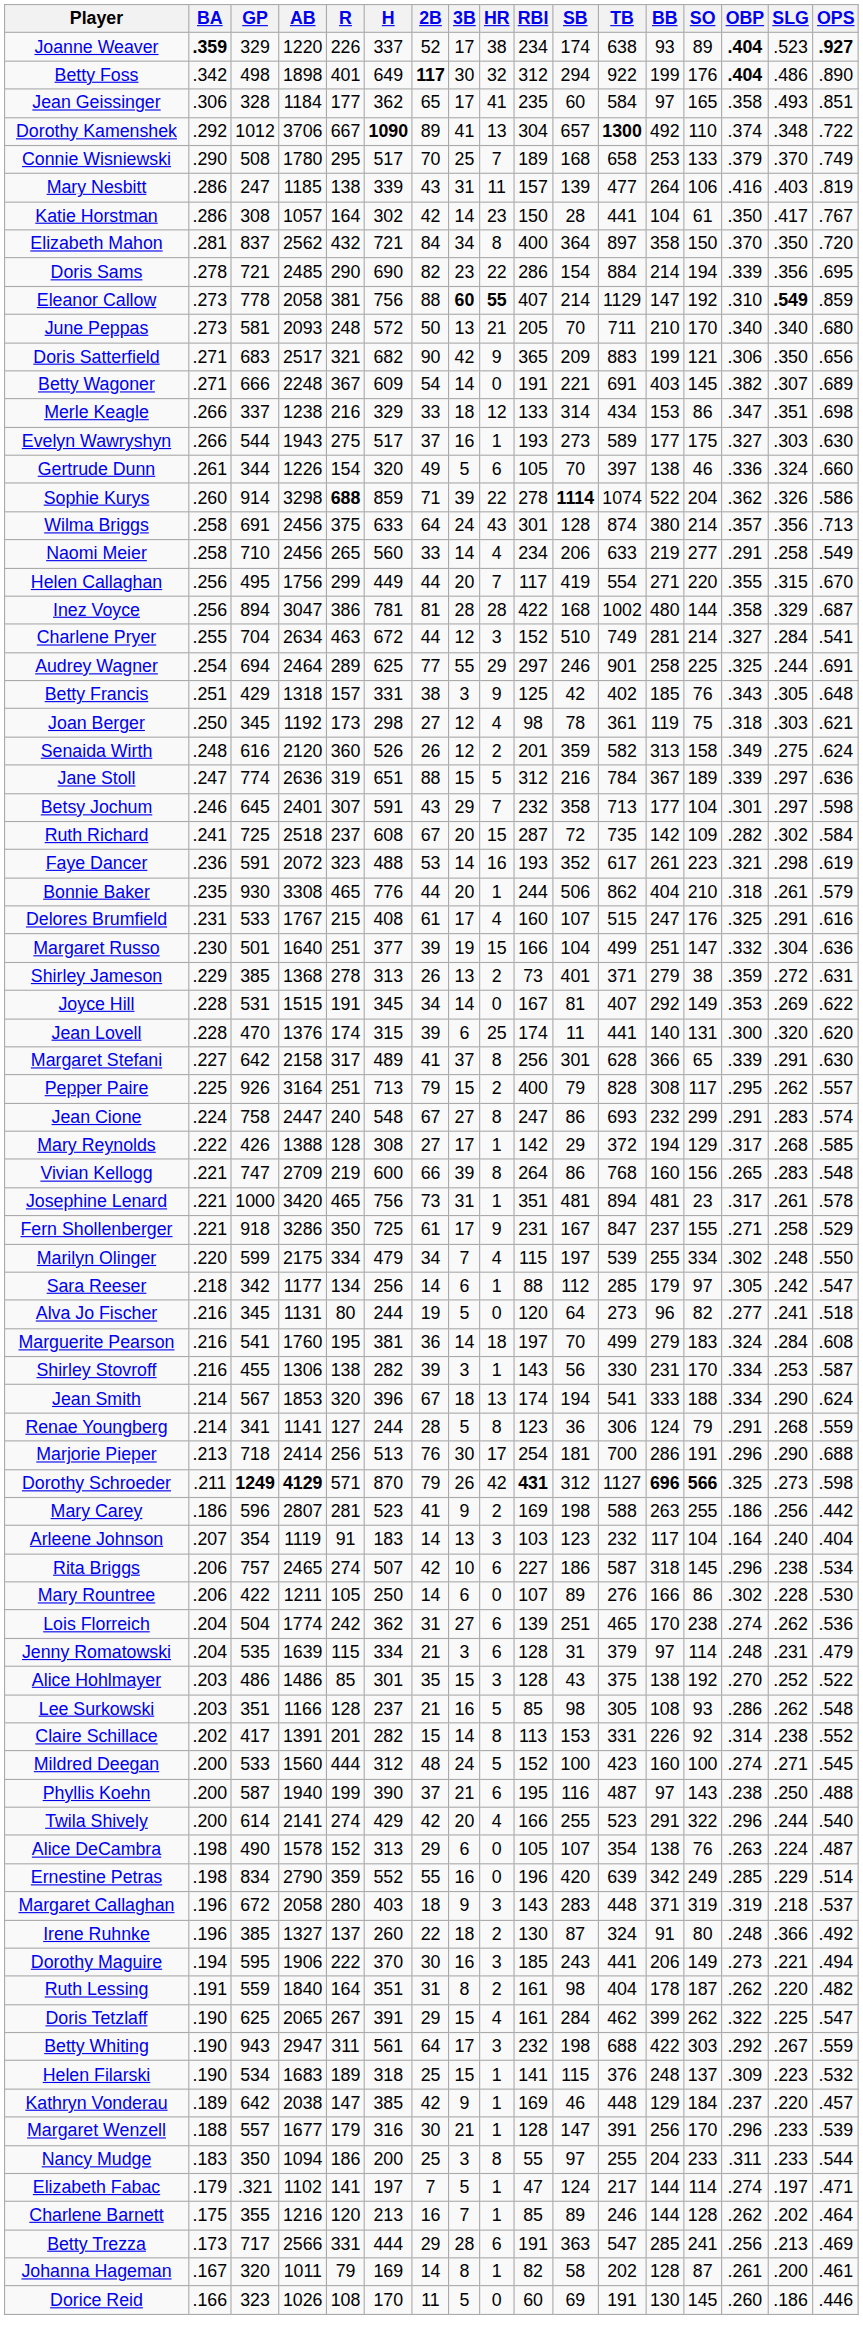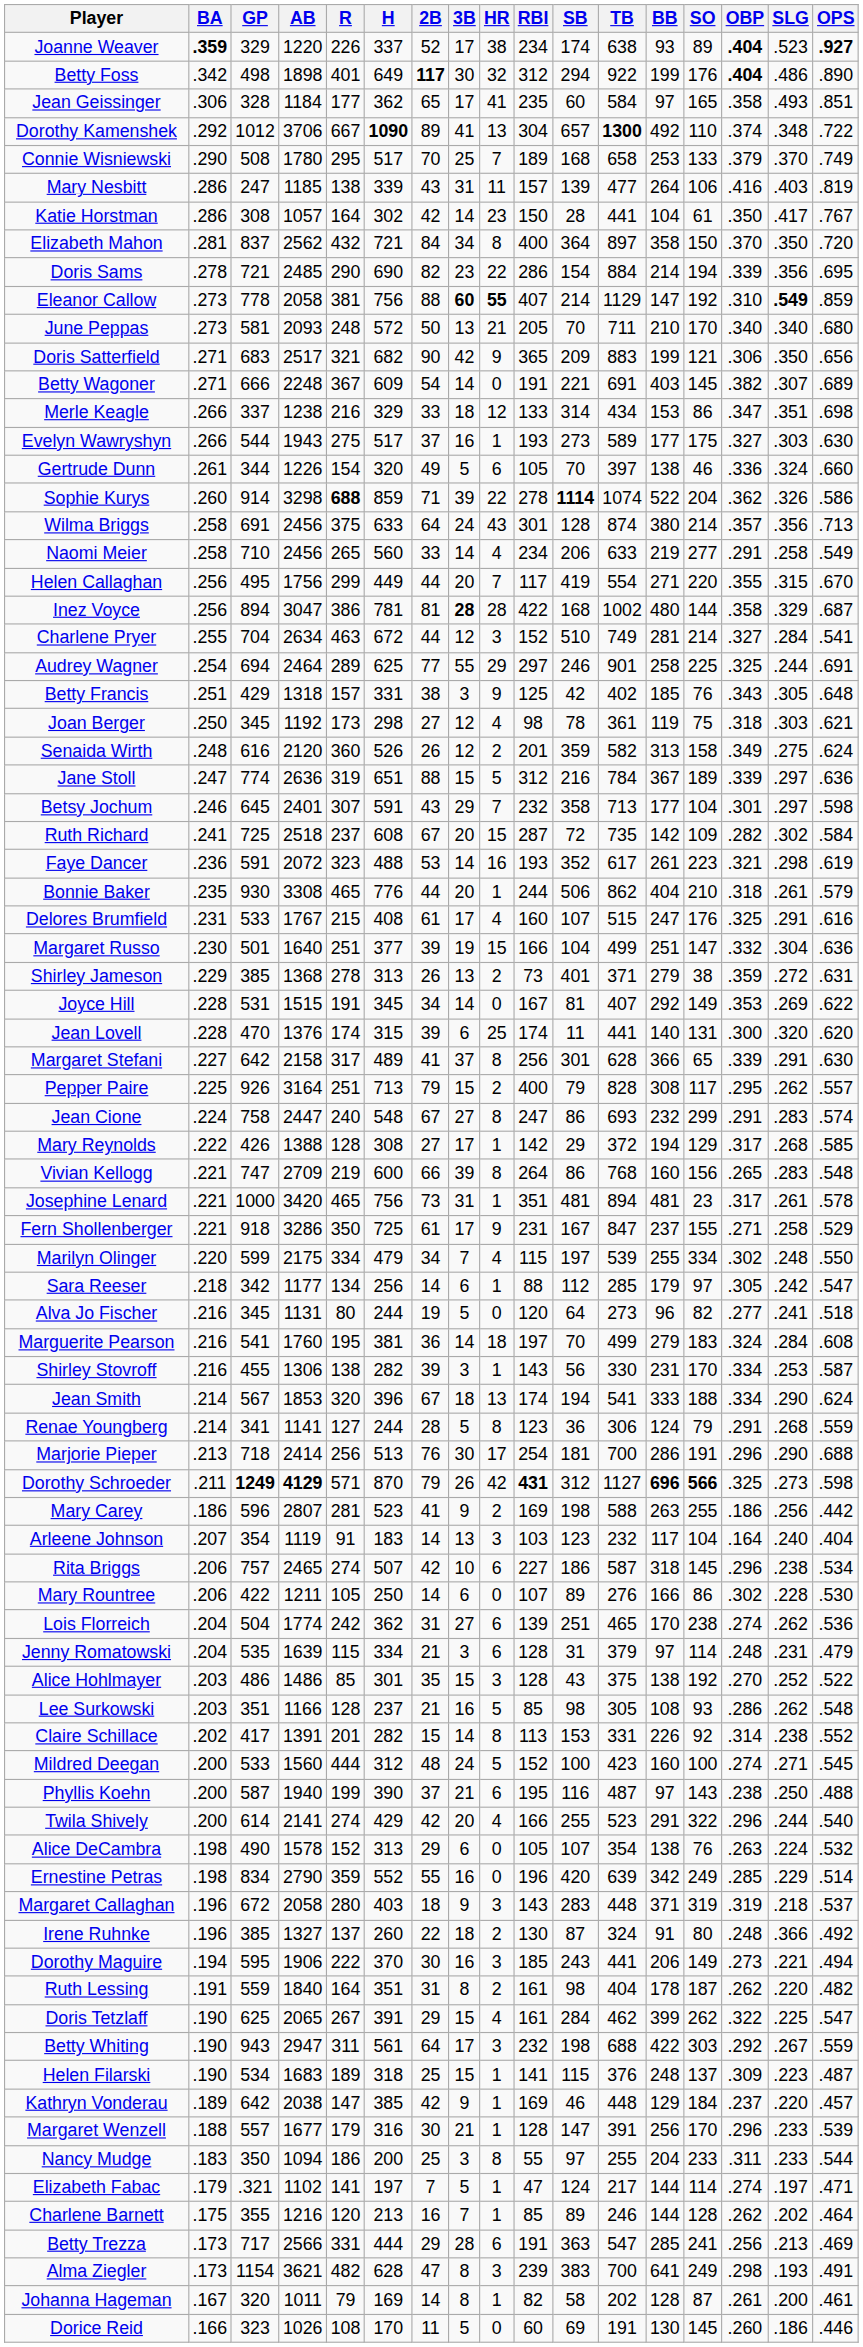(464, 610) normal -> (464, 610) bold
(836, 1849) .487 -> (836, 1849) .532
(836, 2074) .532 -> (836, 2074) .487
+ row: (96, 2271)
